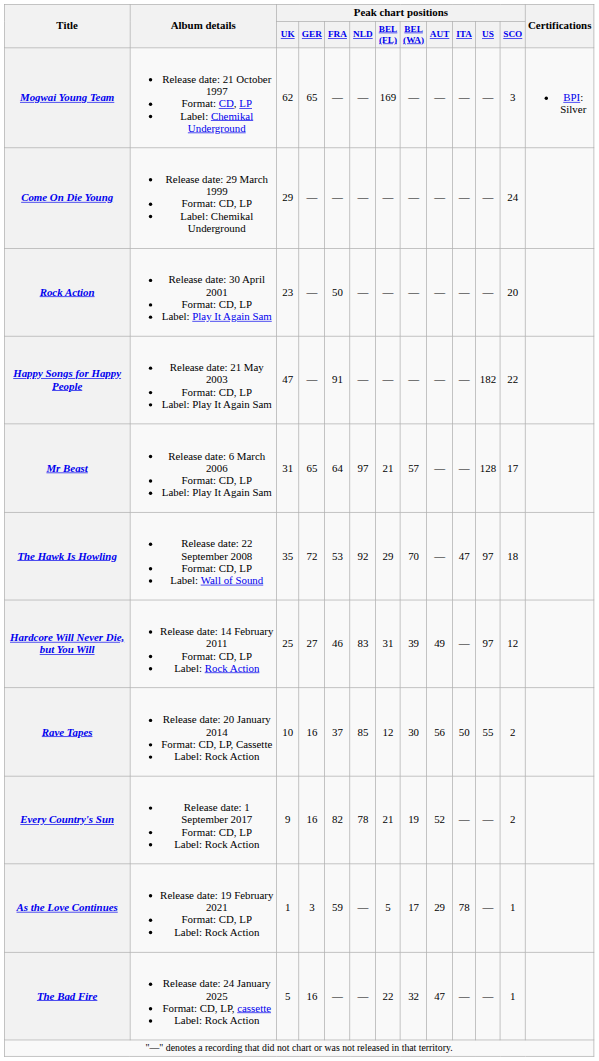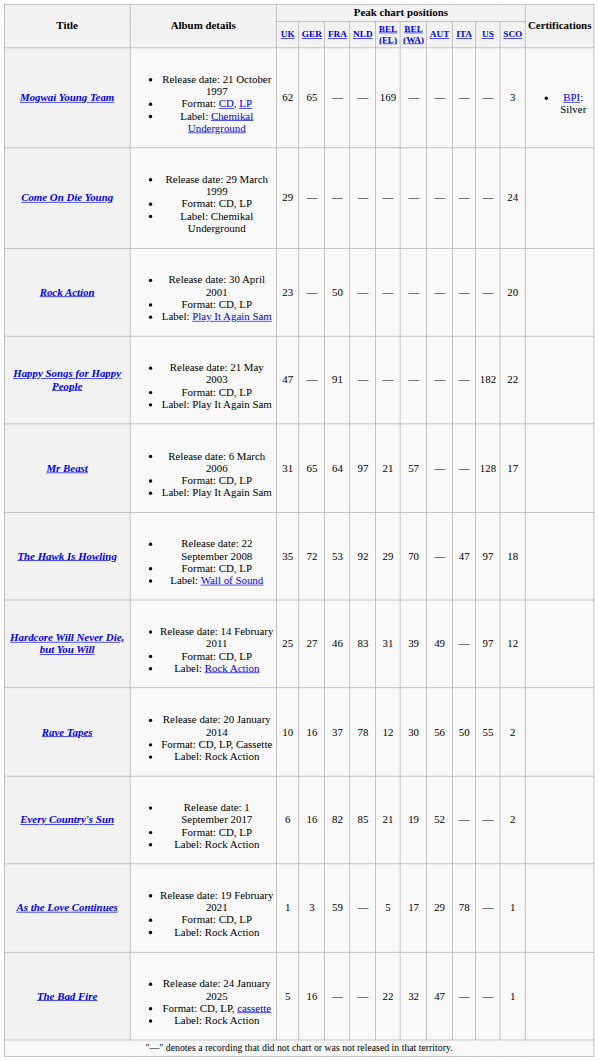(363, 732) 85 -> (363, 732) 78
(288, 820) 9 -> (288, 820) 6
(363, 820) 78 -> (363, 820) 85
